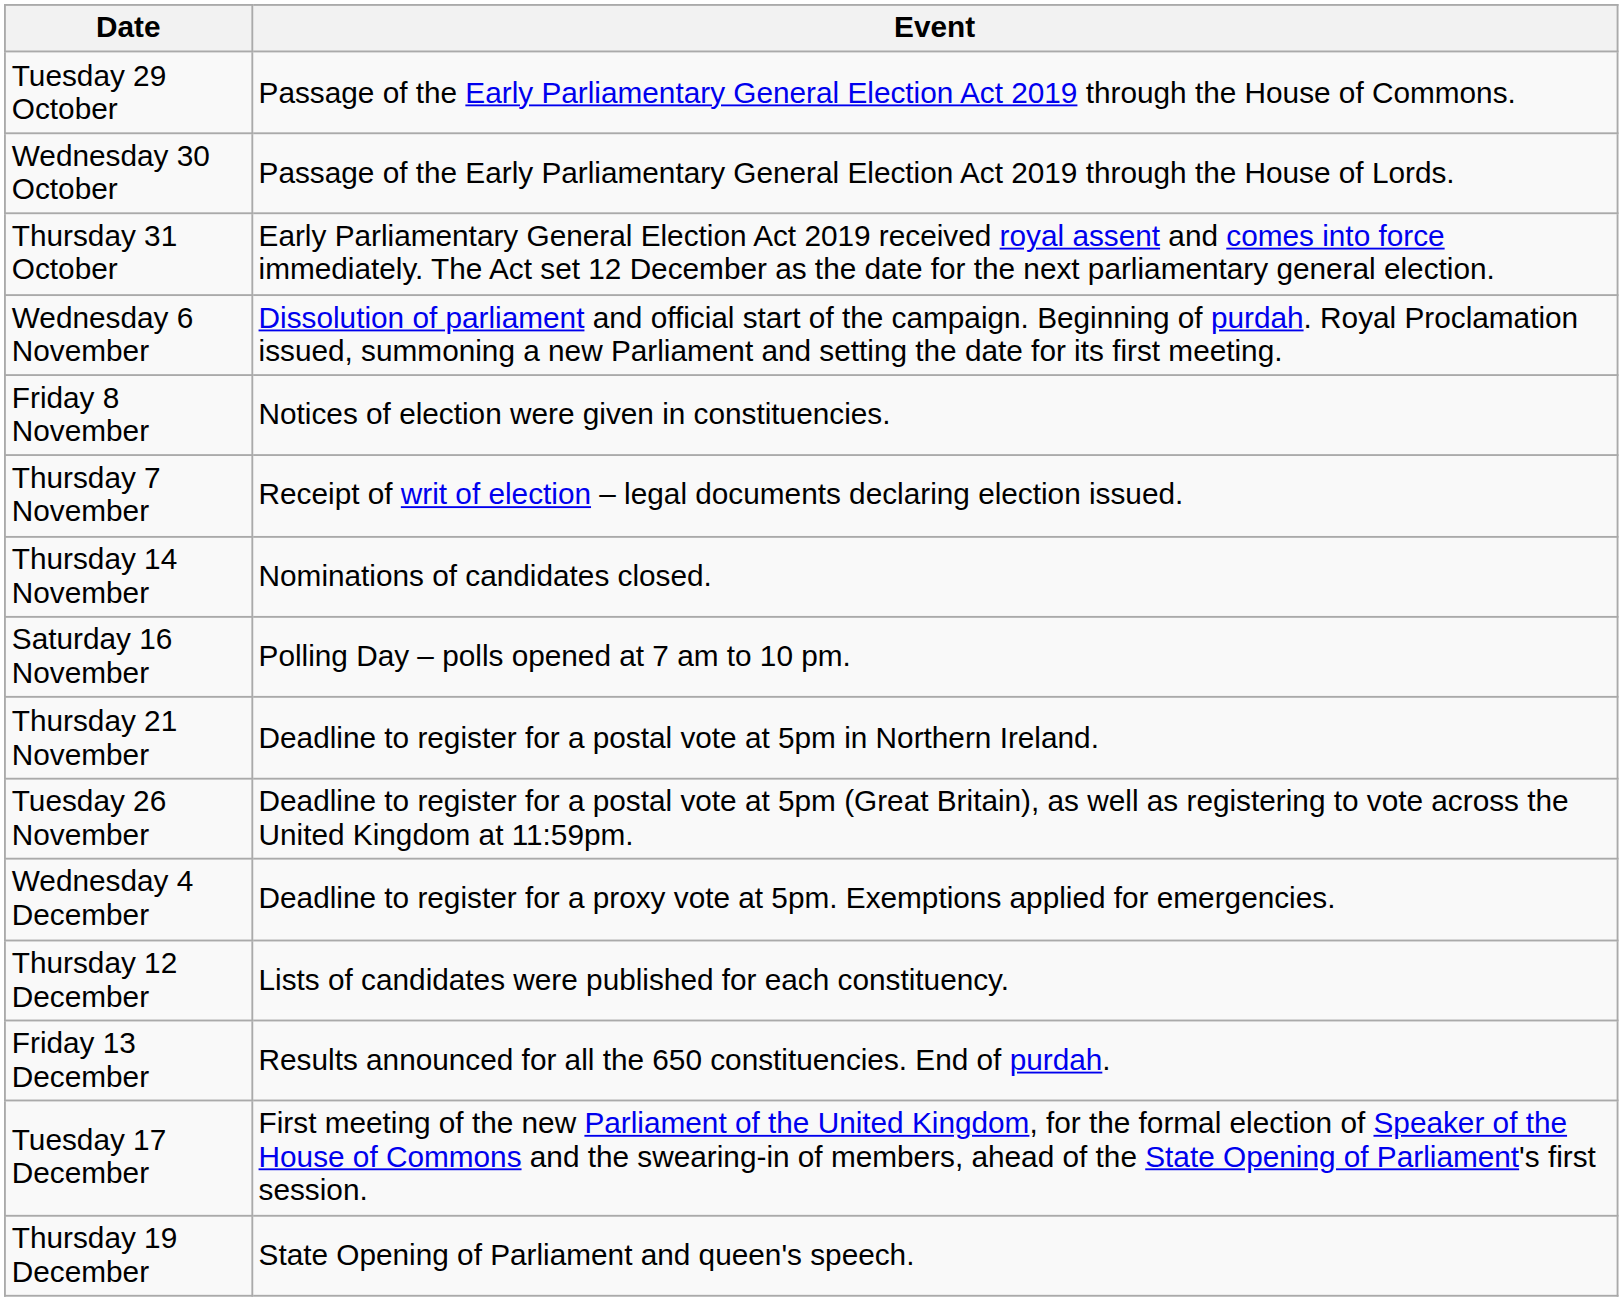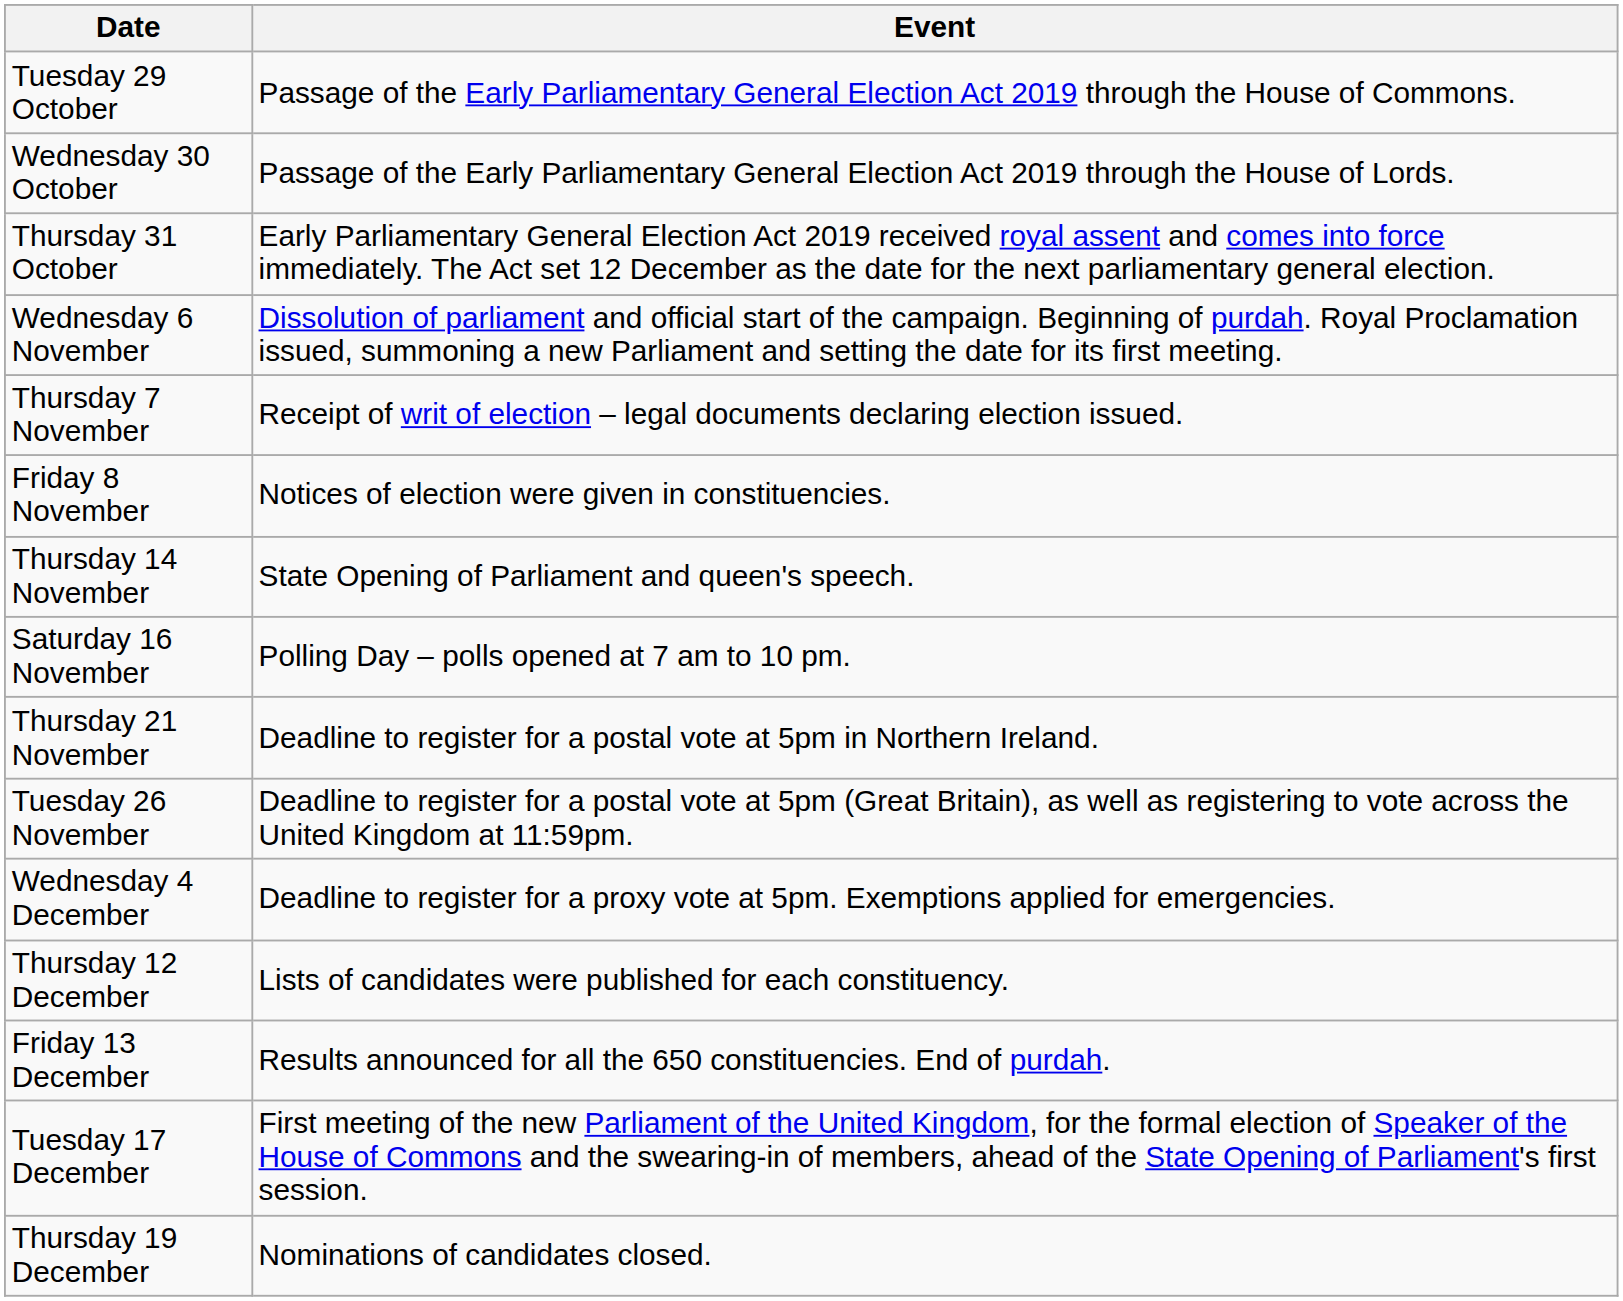rows swapped: (86, 495) <-> (80, 414)
(485, 576) Nominations of candidates closed. -> (586, 576) State Opening of Parliament and queen's speech.
(586, 1255) State Opening of Parliament and queen's speech. -> (485, 1255) Nominations of candidates closed.
